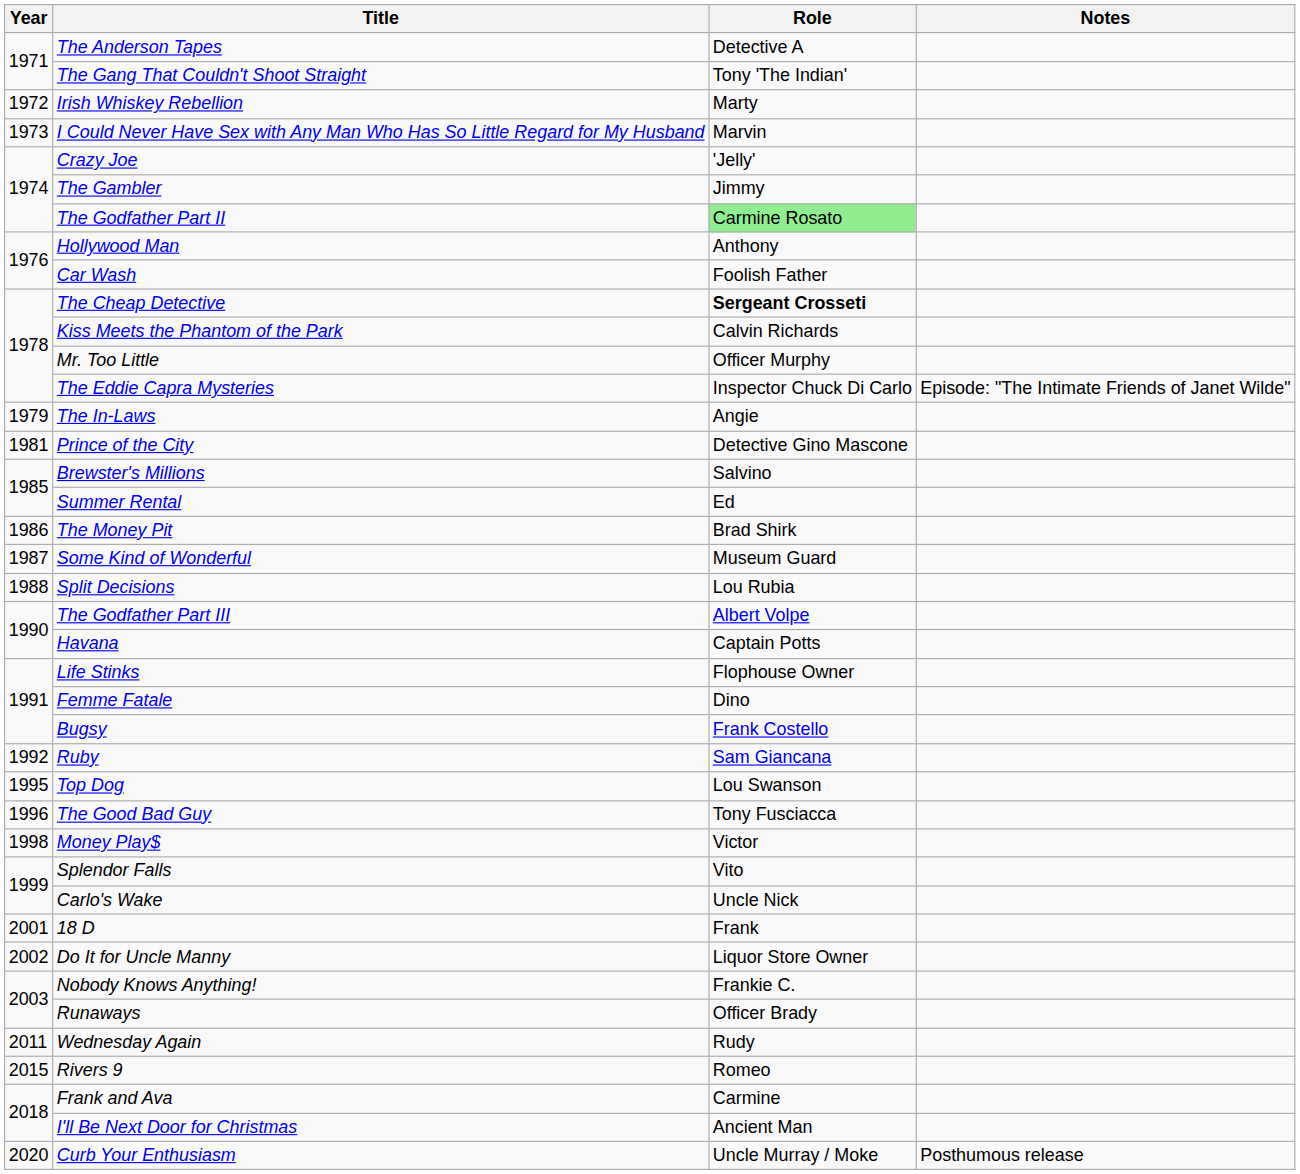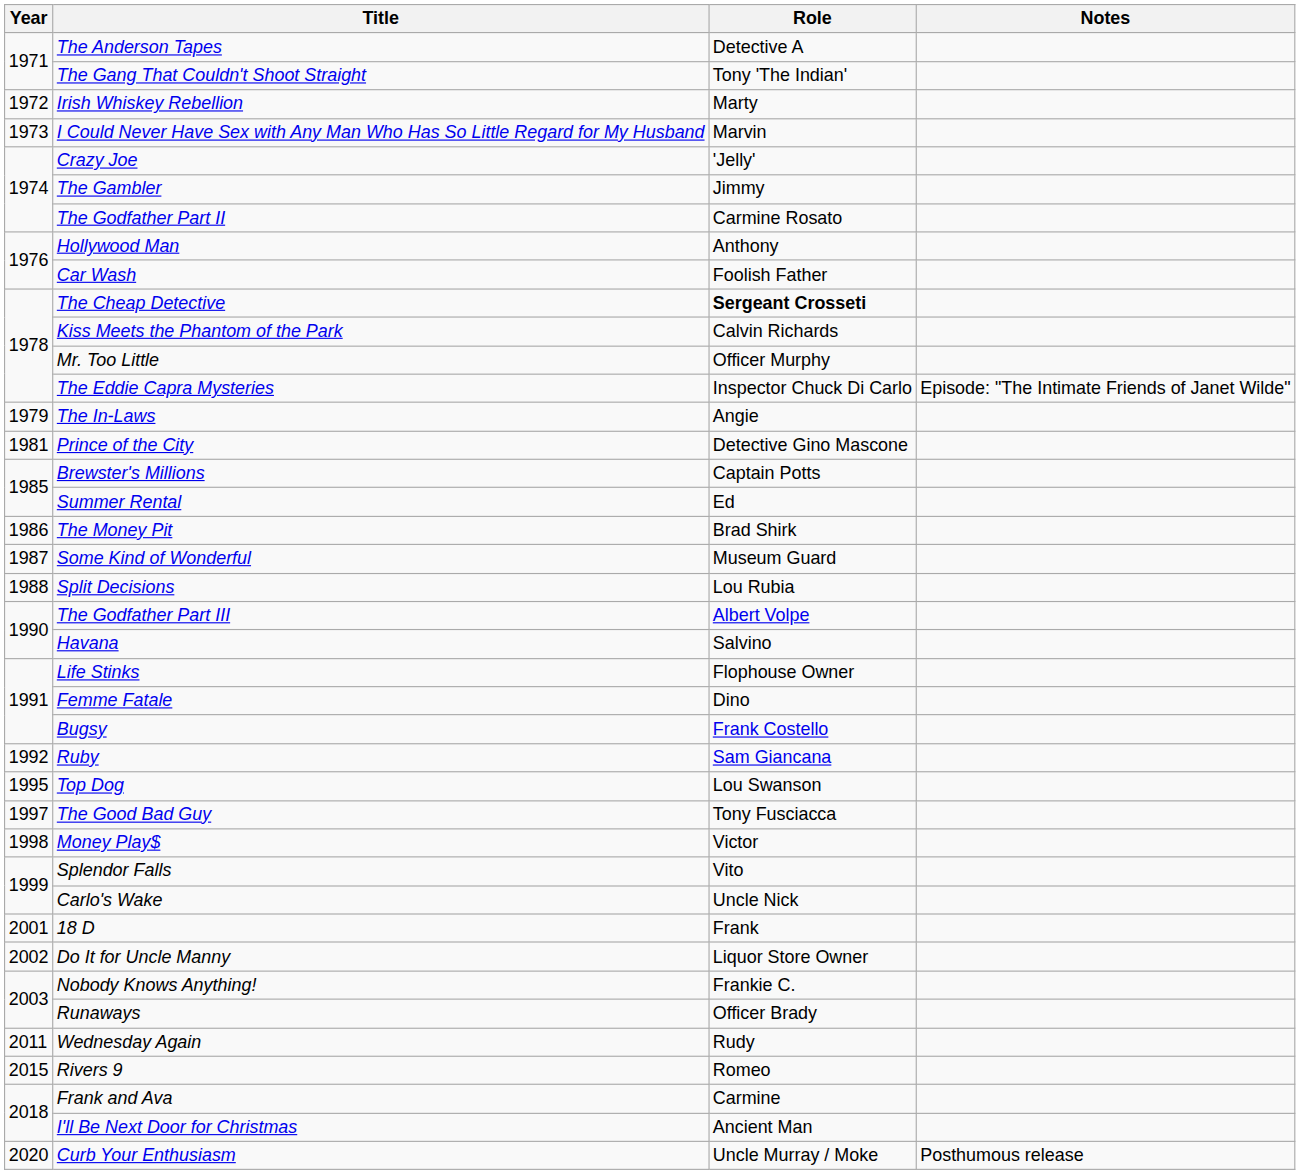(778, 217) lightgreen background -> (778, 217) no background
(742, 473) Salvino -> (767, 473) Captain Potts
(767, 643) Captain Potts -> (742, 643) Salvino
(29, 814) 1996 -> (29, 814) 1997
